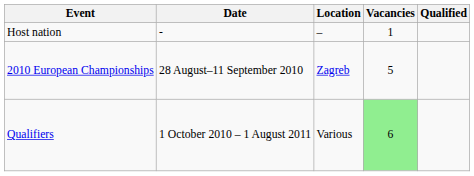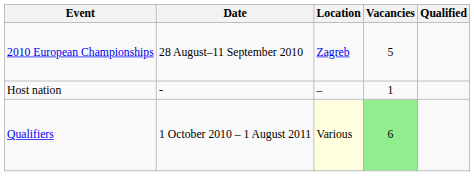rows swapped: (34, 32) <-> (80, 70)
(334, 135) no background -> (334, 135) lightyellow background
